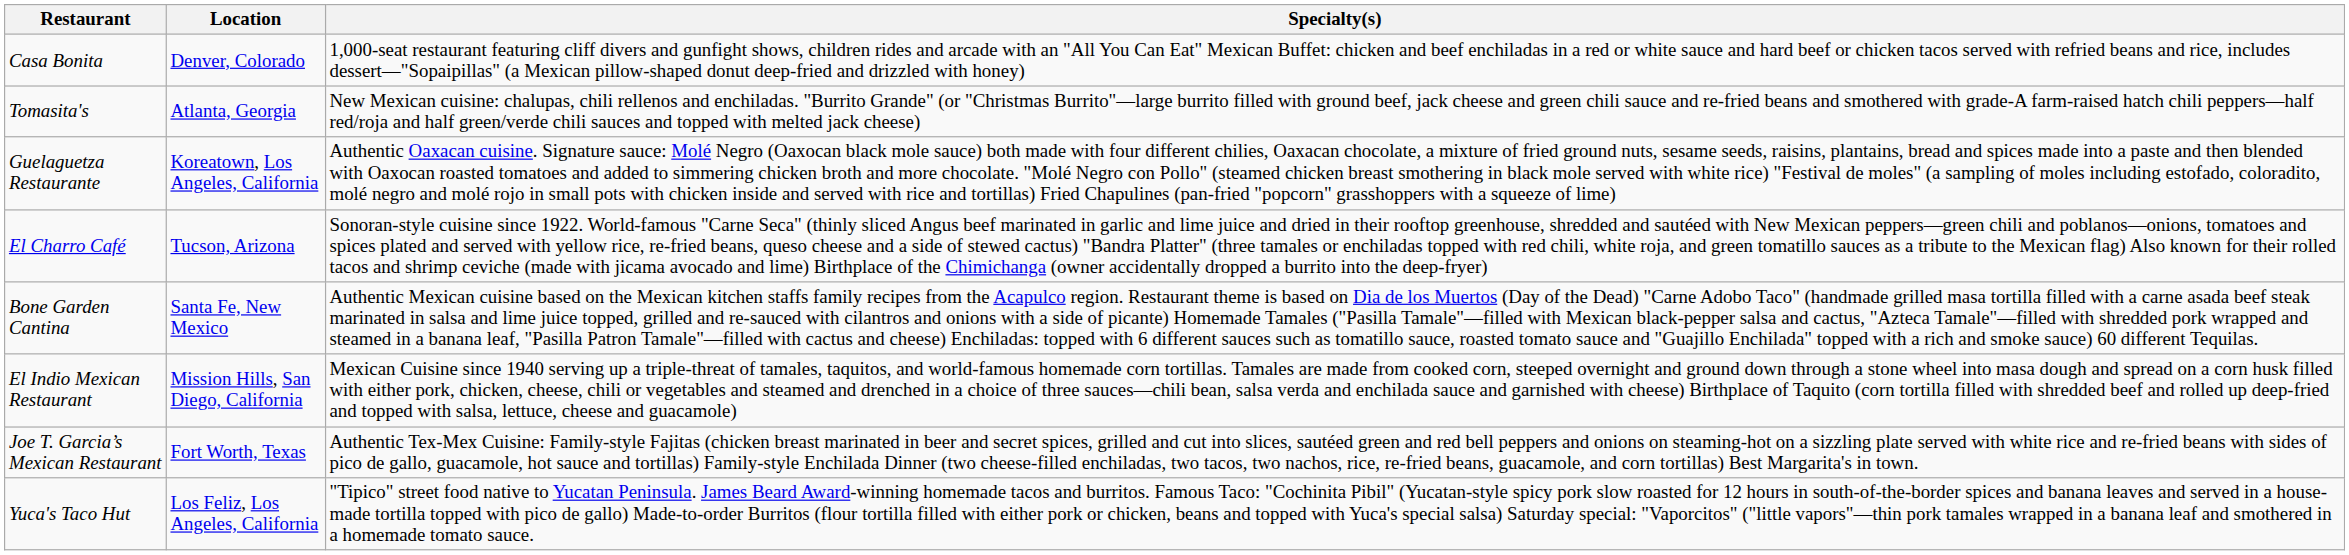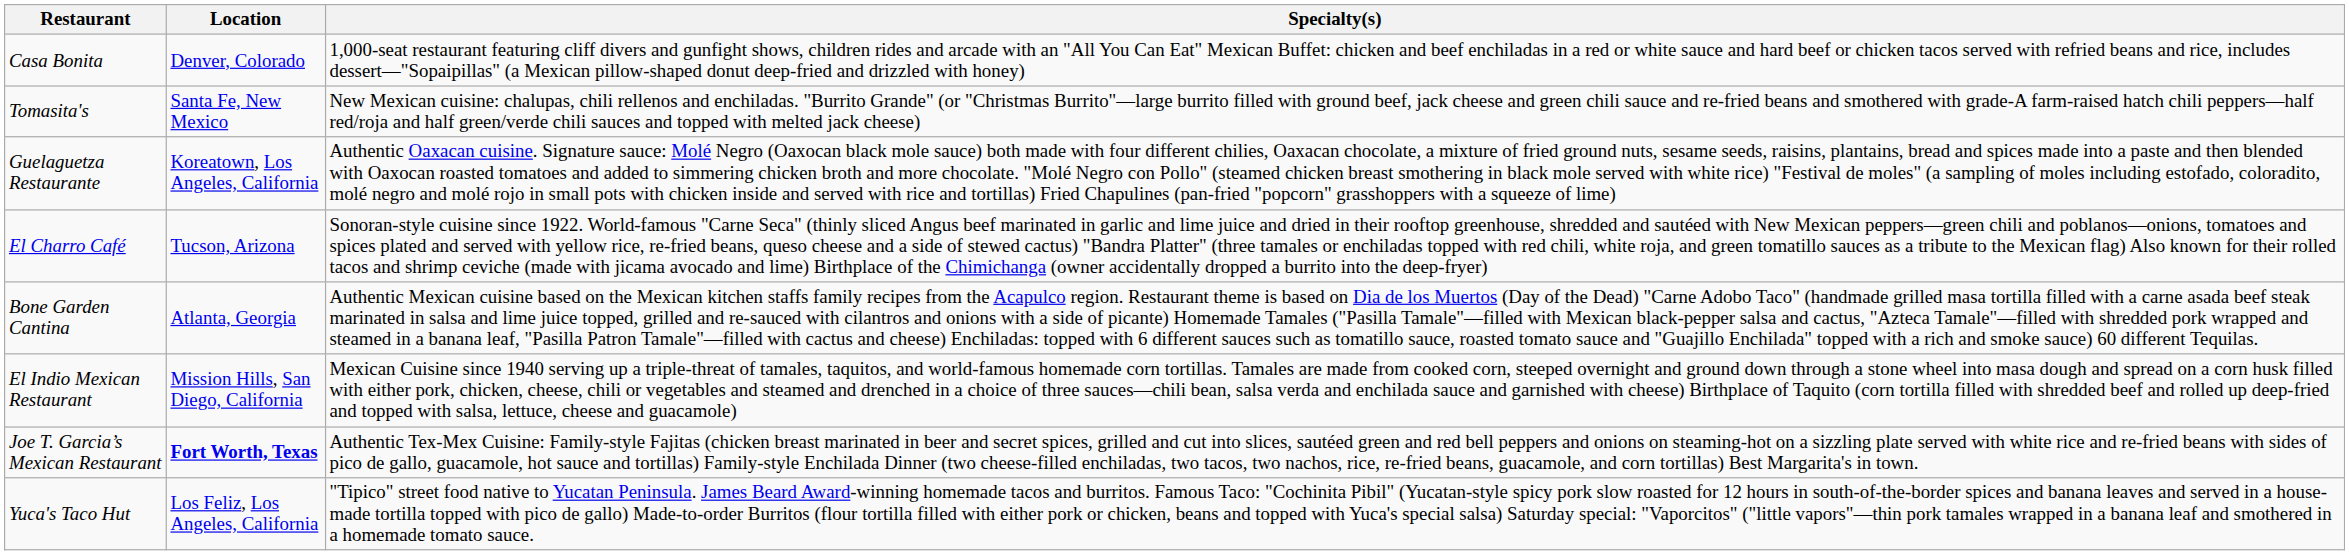(233, 111) Atlanta, Georgia -> (226, 111) Santa Fe, New Mexico
(226, 317) Santa Fe, New Mexico -> (233, 317) Atlanta, Georgia
(238, 452) normal -> (244, 452) bold
